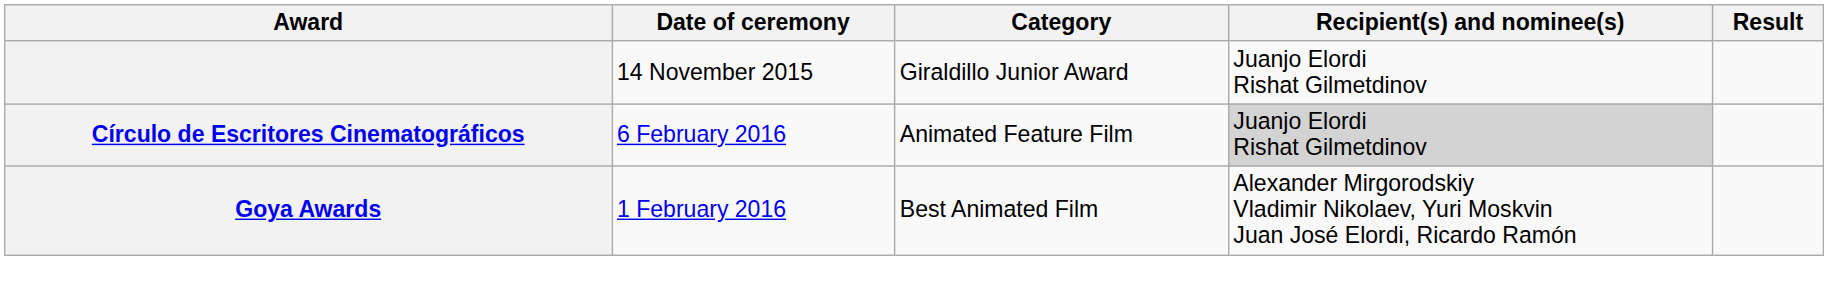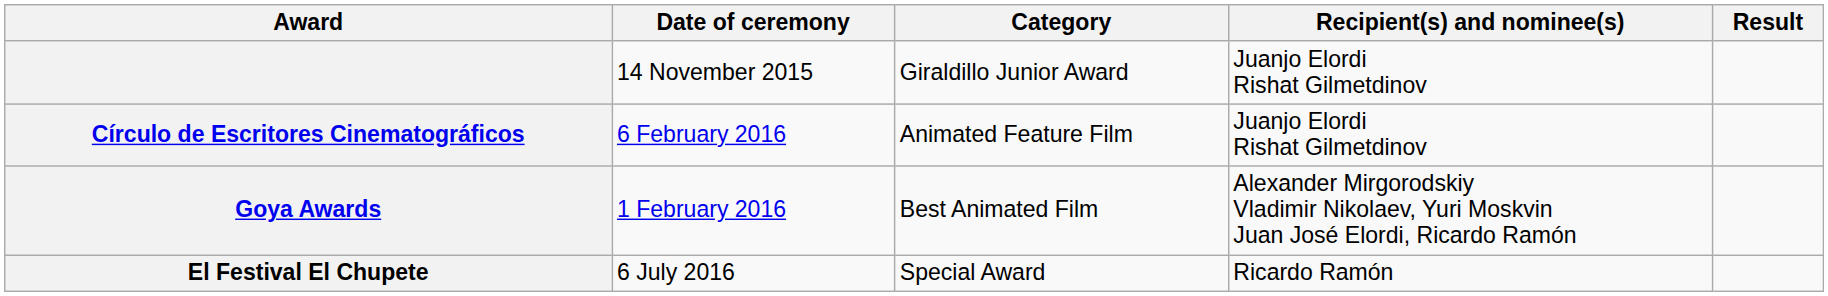(1330, 134) lightgrey background -> (1330, 134) no background
+ row: (308, 272)
